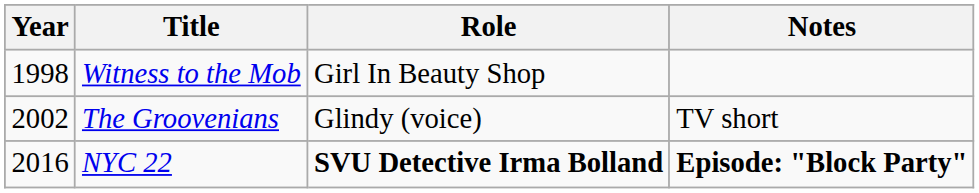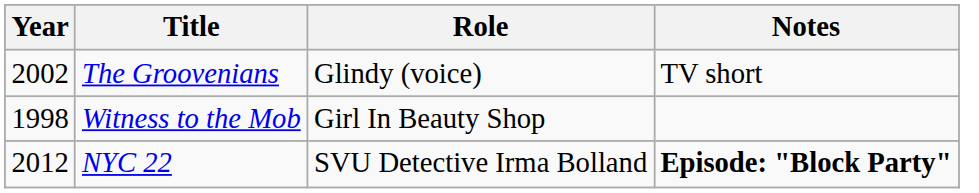rows swapped: (191, 72) <-> (180, 118)
(40, 163) 2016 -> (40, 163) 2012
(489, 163) bold -> (481, 163) normal
